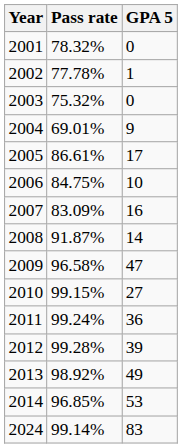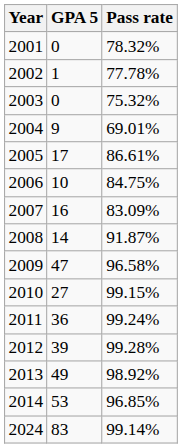columns swapped: (149, 18) <-> (84, 18)
